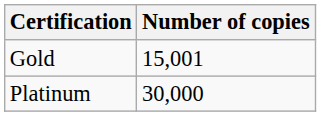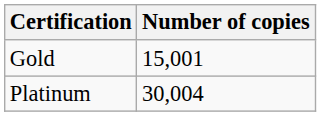(173, 93) 30,000 -> (173, 93) 30,004
